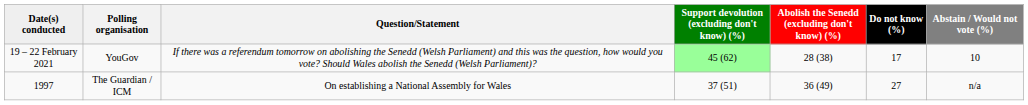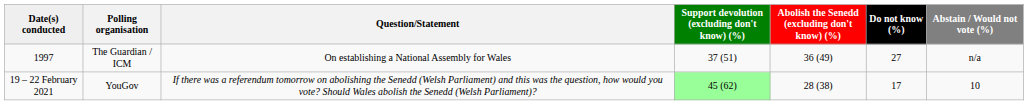rows swapped: (44, 58) <-> (44, 86)
